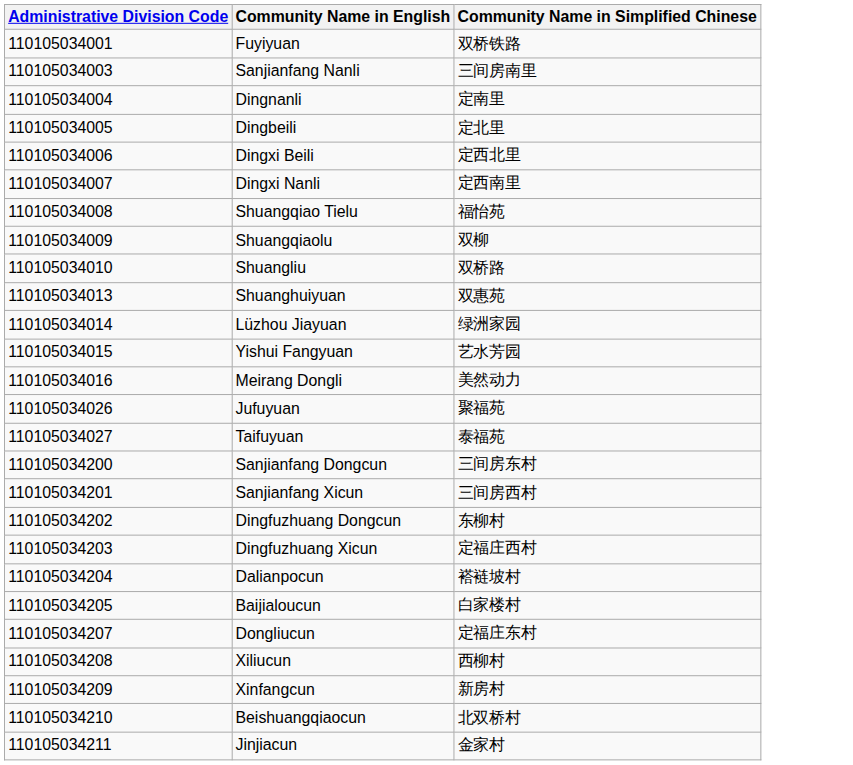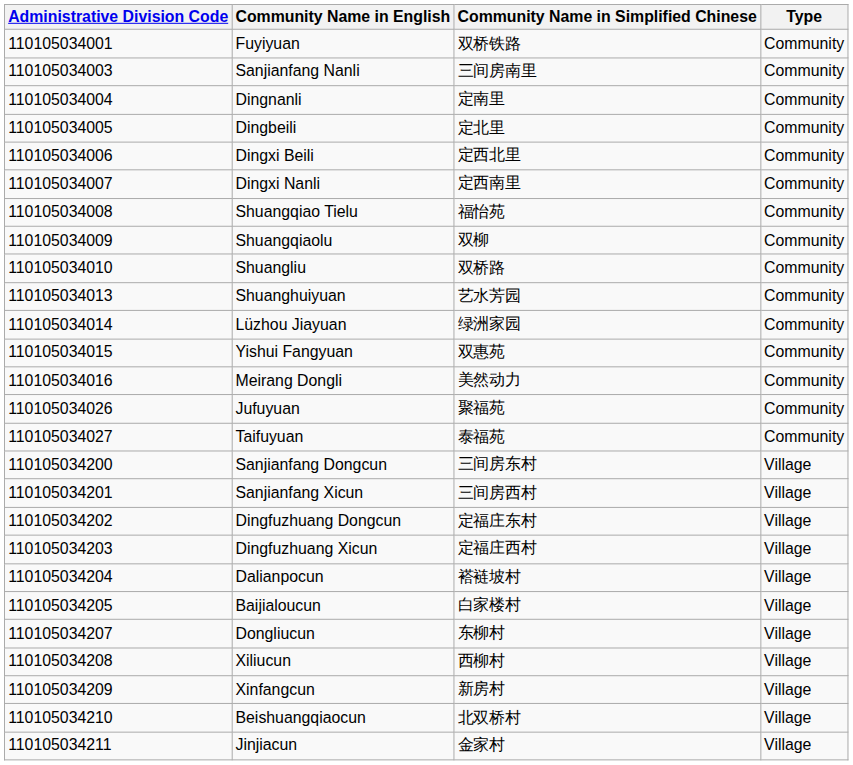+ column: (804, 17)
(481, 295) 双惠苑 -> (489, 295) 艺水芳园
(489, 352) 艺水芳园 -> (481, 352) 双惠苑
(481, 520) 东柳村 -> (497, 520) 定福庄东村
(497, 633) 定福庄东村 -> (481, 633) 东柳村
